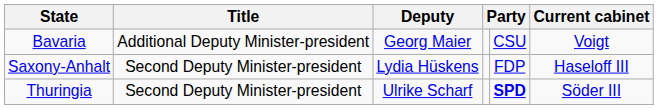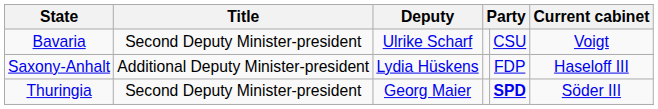(243, 41) Additional Deputy Minister-president -> (243, 41) Second Deputy Minister-president
(428, 41) Georg Maier -> (428, 41) Ulrike Scharf
(243, 66) Second Deputy Minister-president -> (243, 66) Additional Deputy Minister-president
(428, 91) Ulrike Scharf -> (428, 91) Georg Maier
